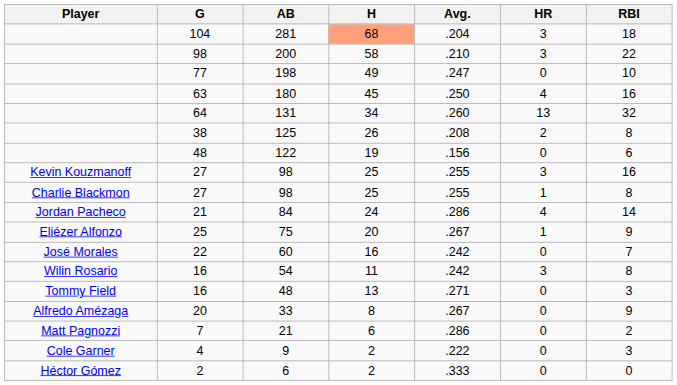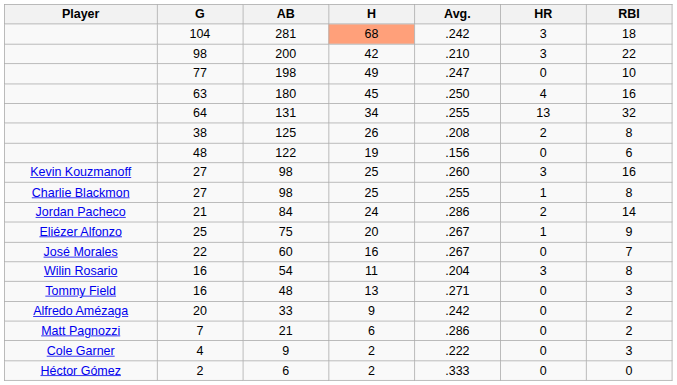(457, 34) .204 -> (457, 34) .242
(372, 53) 58 -> (372, 53) 42
(457, 113) .260 -> (457, 113) .255
(457, 172) .255 -> (457, 172) .260
(543, 212) 4 -> (543, 212) 2
(457, 251) .242 -> (457, 251) .267
(457, 271) .242 -> (457, 271) .204
(372, 311) 8 -> (372, 311) 9
(457, 311) .267 -> (457, 311) .242
(629, 311) 9 -> (629, 311) 2
